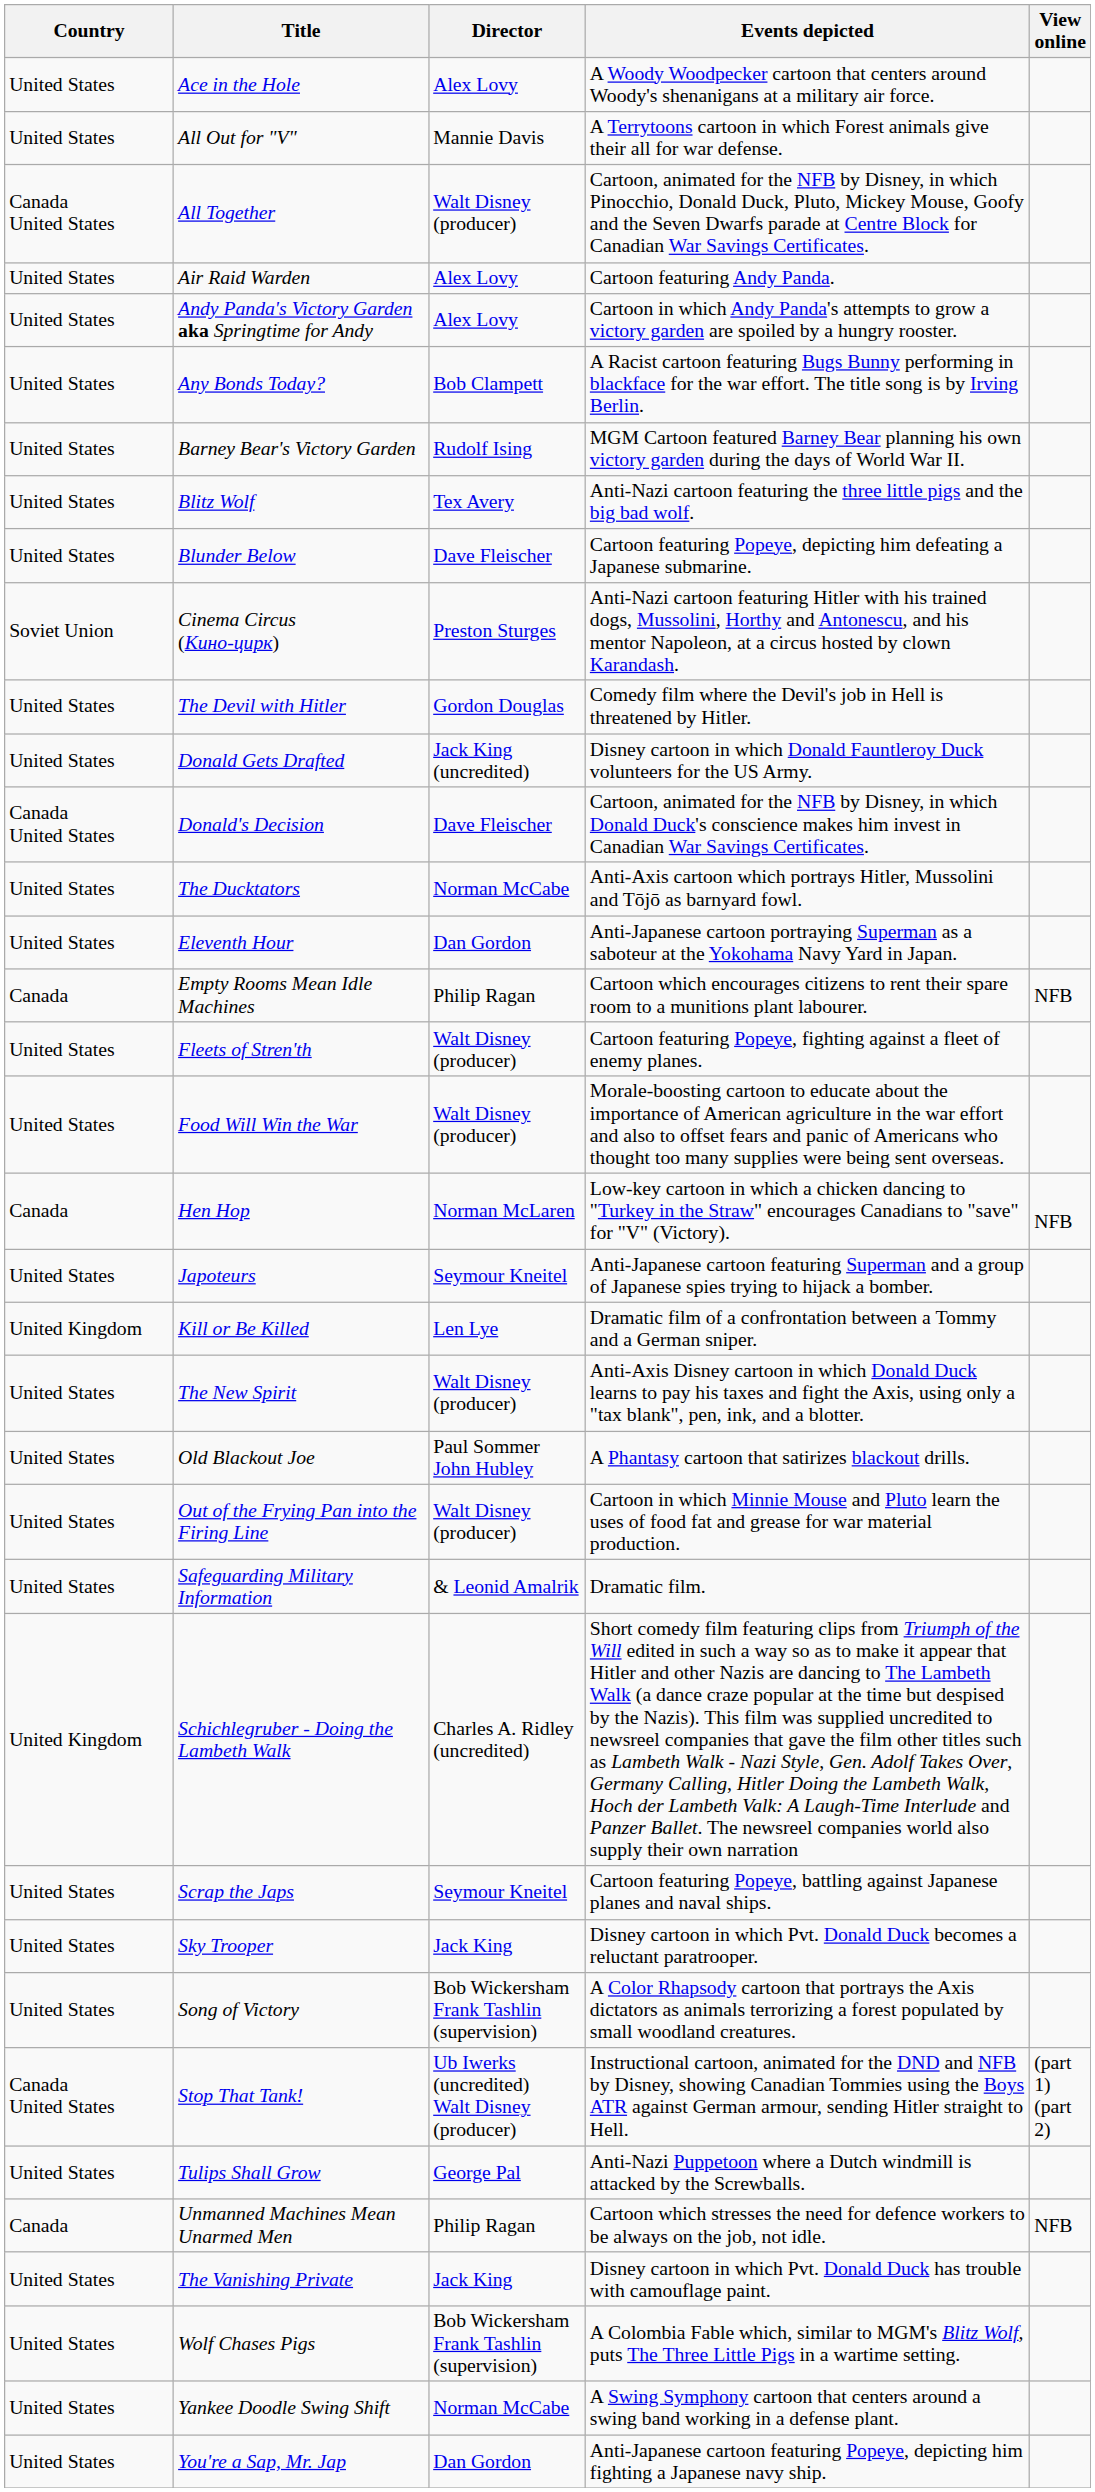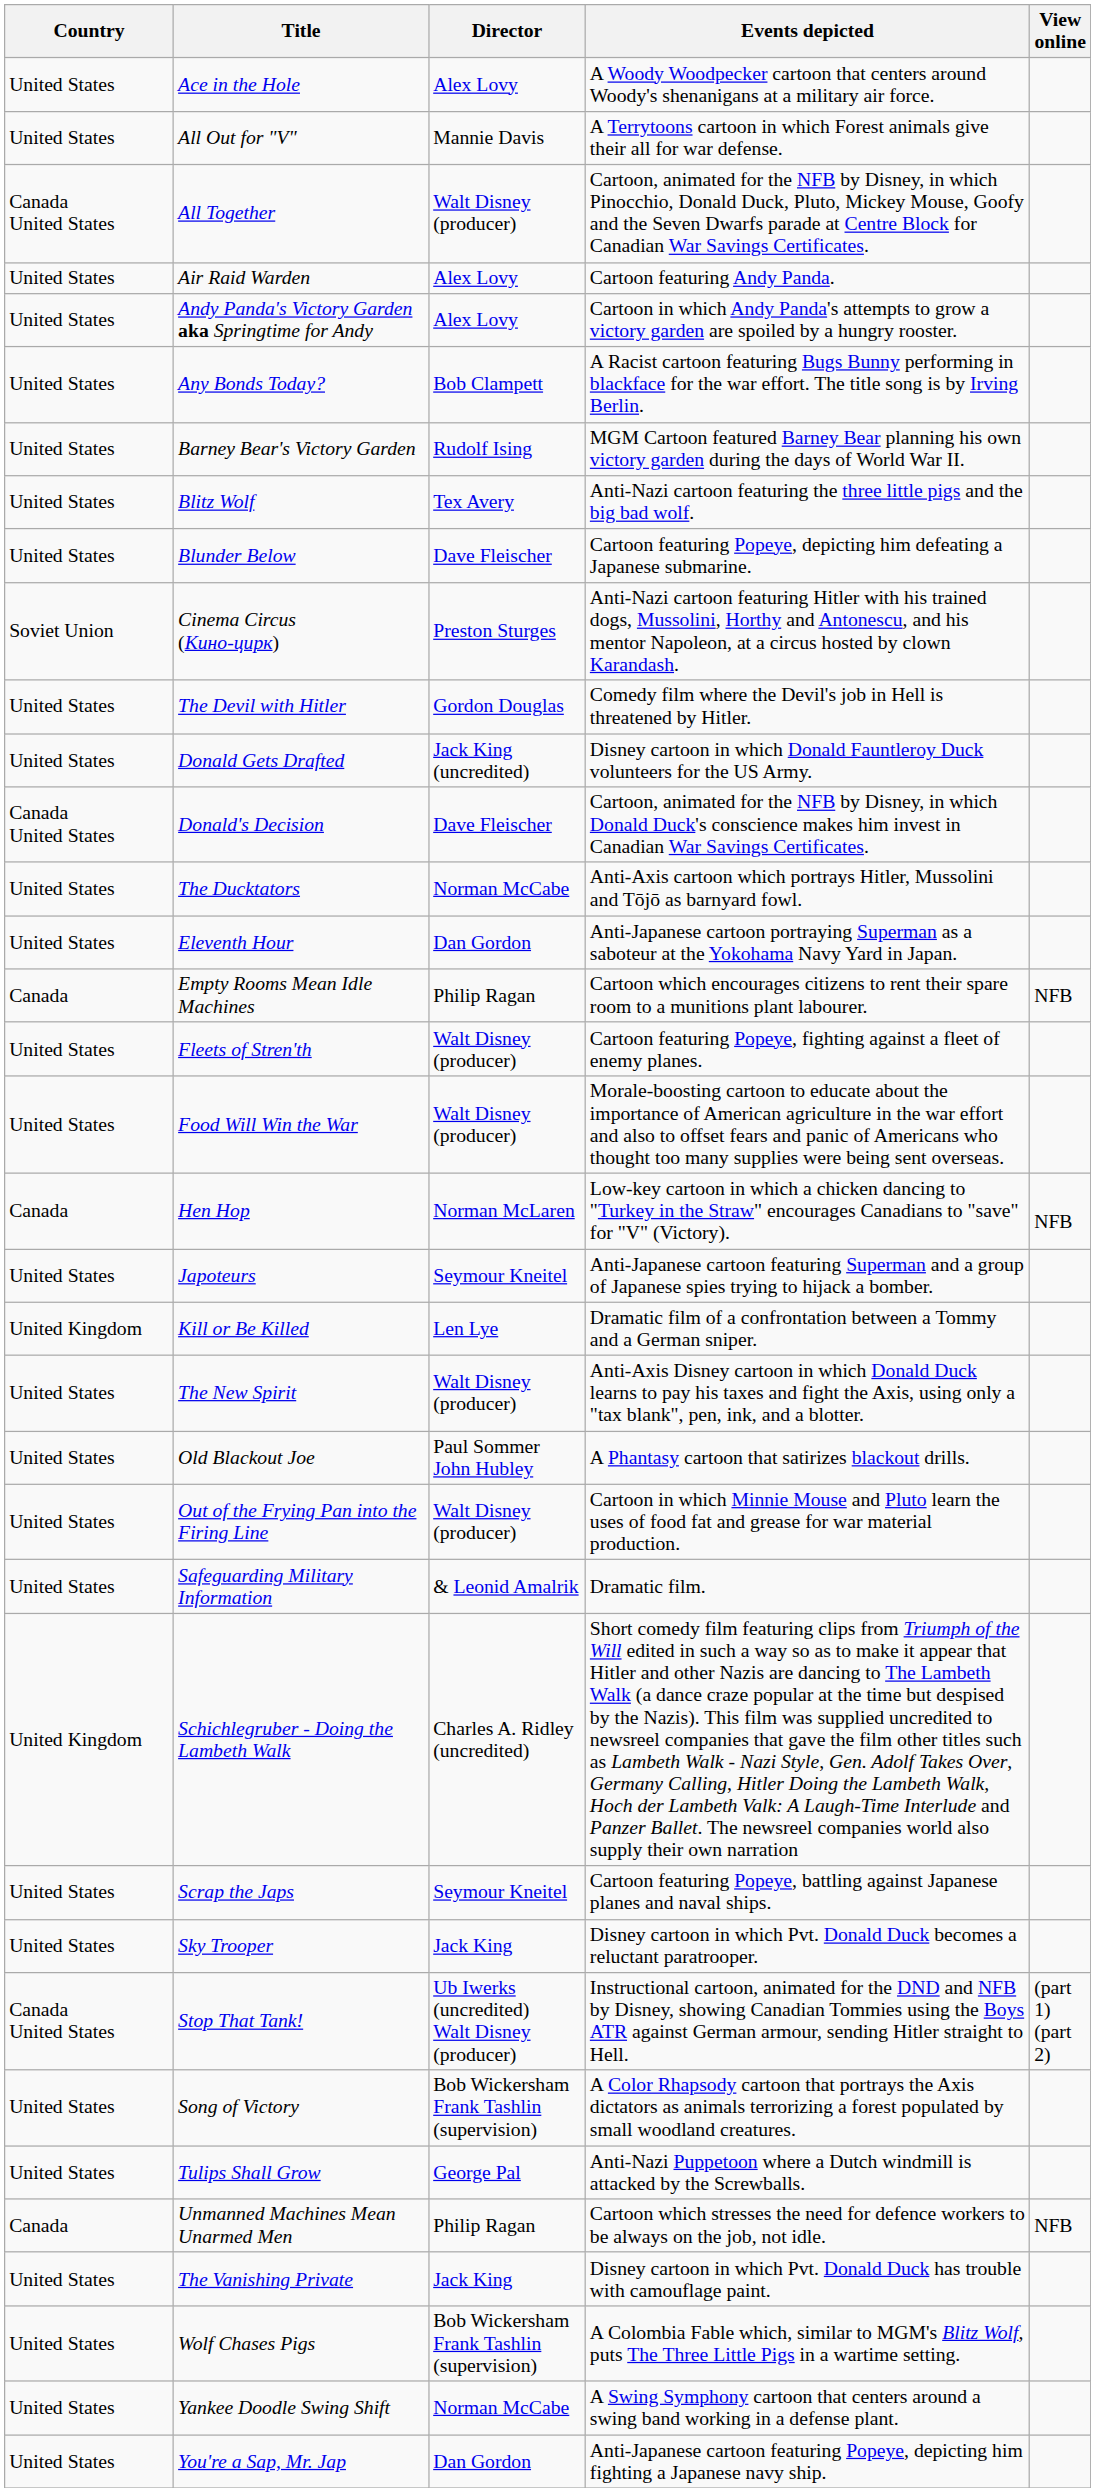rows swapped: (239, 2010) <-> (241, 2096)
